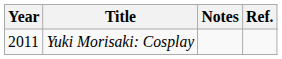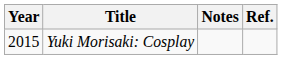(23, 41) 2011 -> (24, 41) 2015
